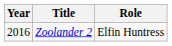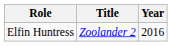columns swapped: (19, 13) <-> (131, 13)
